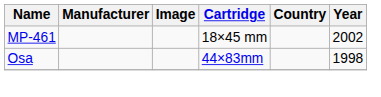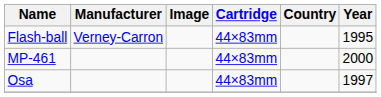+ row: (37, 37)
(234, 37) 18×45 mm -> (246, 59) 44×83mm
(348, 37) 2002 -> (358, 59) 2000
(348, 59) 1998 -> (358, 80) 1997
